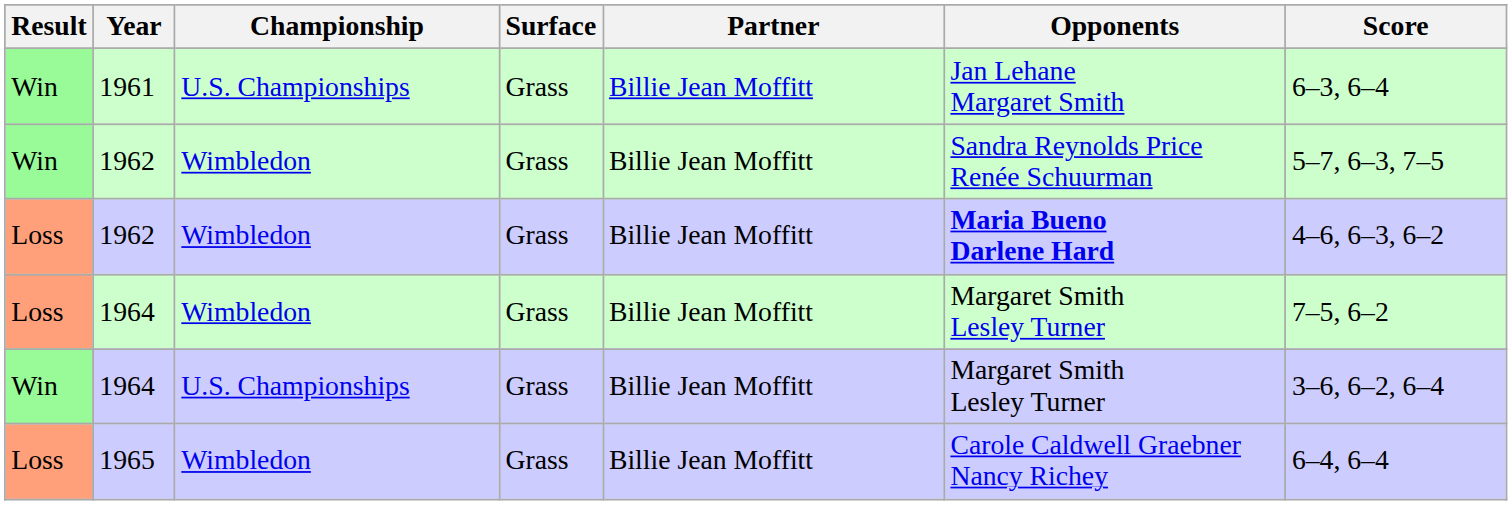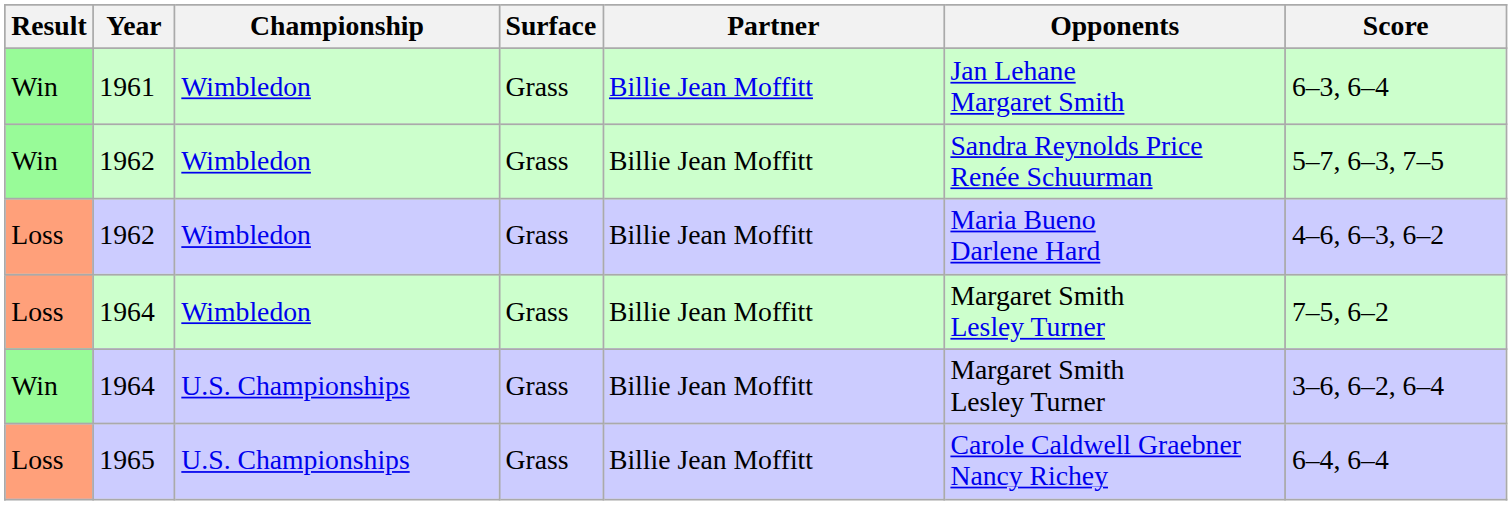(296, 85) U.S. Championships -> (246, 85) Wimbledon
(1032, 235) bold -> (1025, 235) normal
(246, 461) Wimbledon -> (296, 461) U.S. Championships
